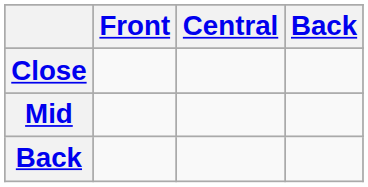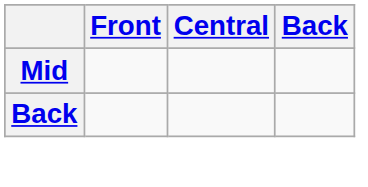- row: (49, 70)
